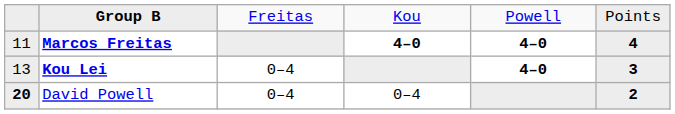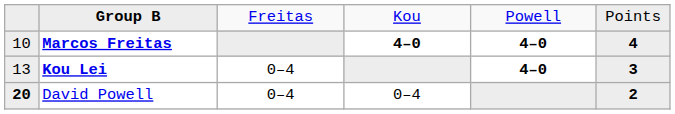(22, 43) 11 -> (22, 43) 10
